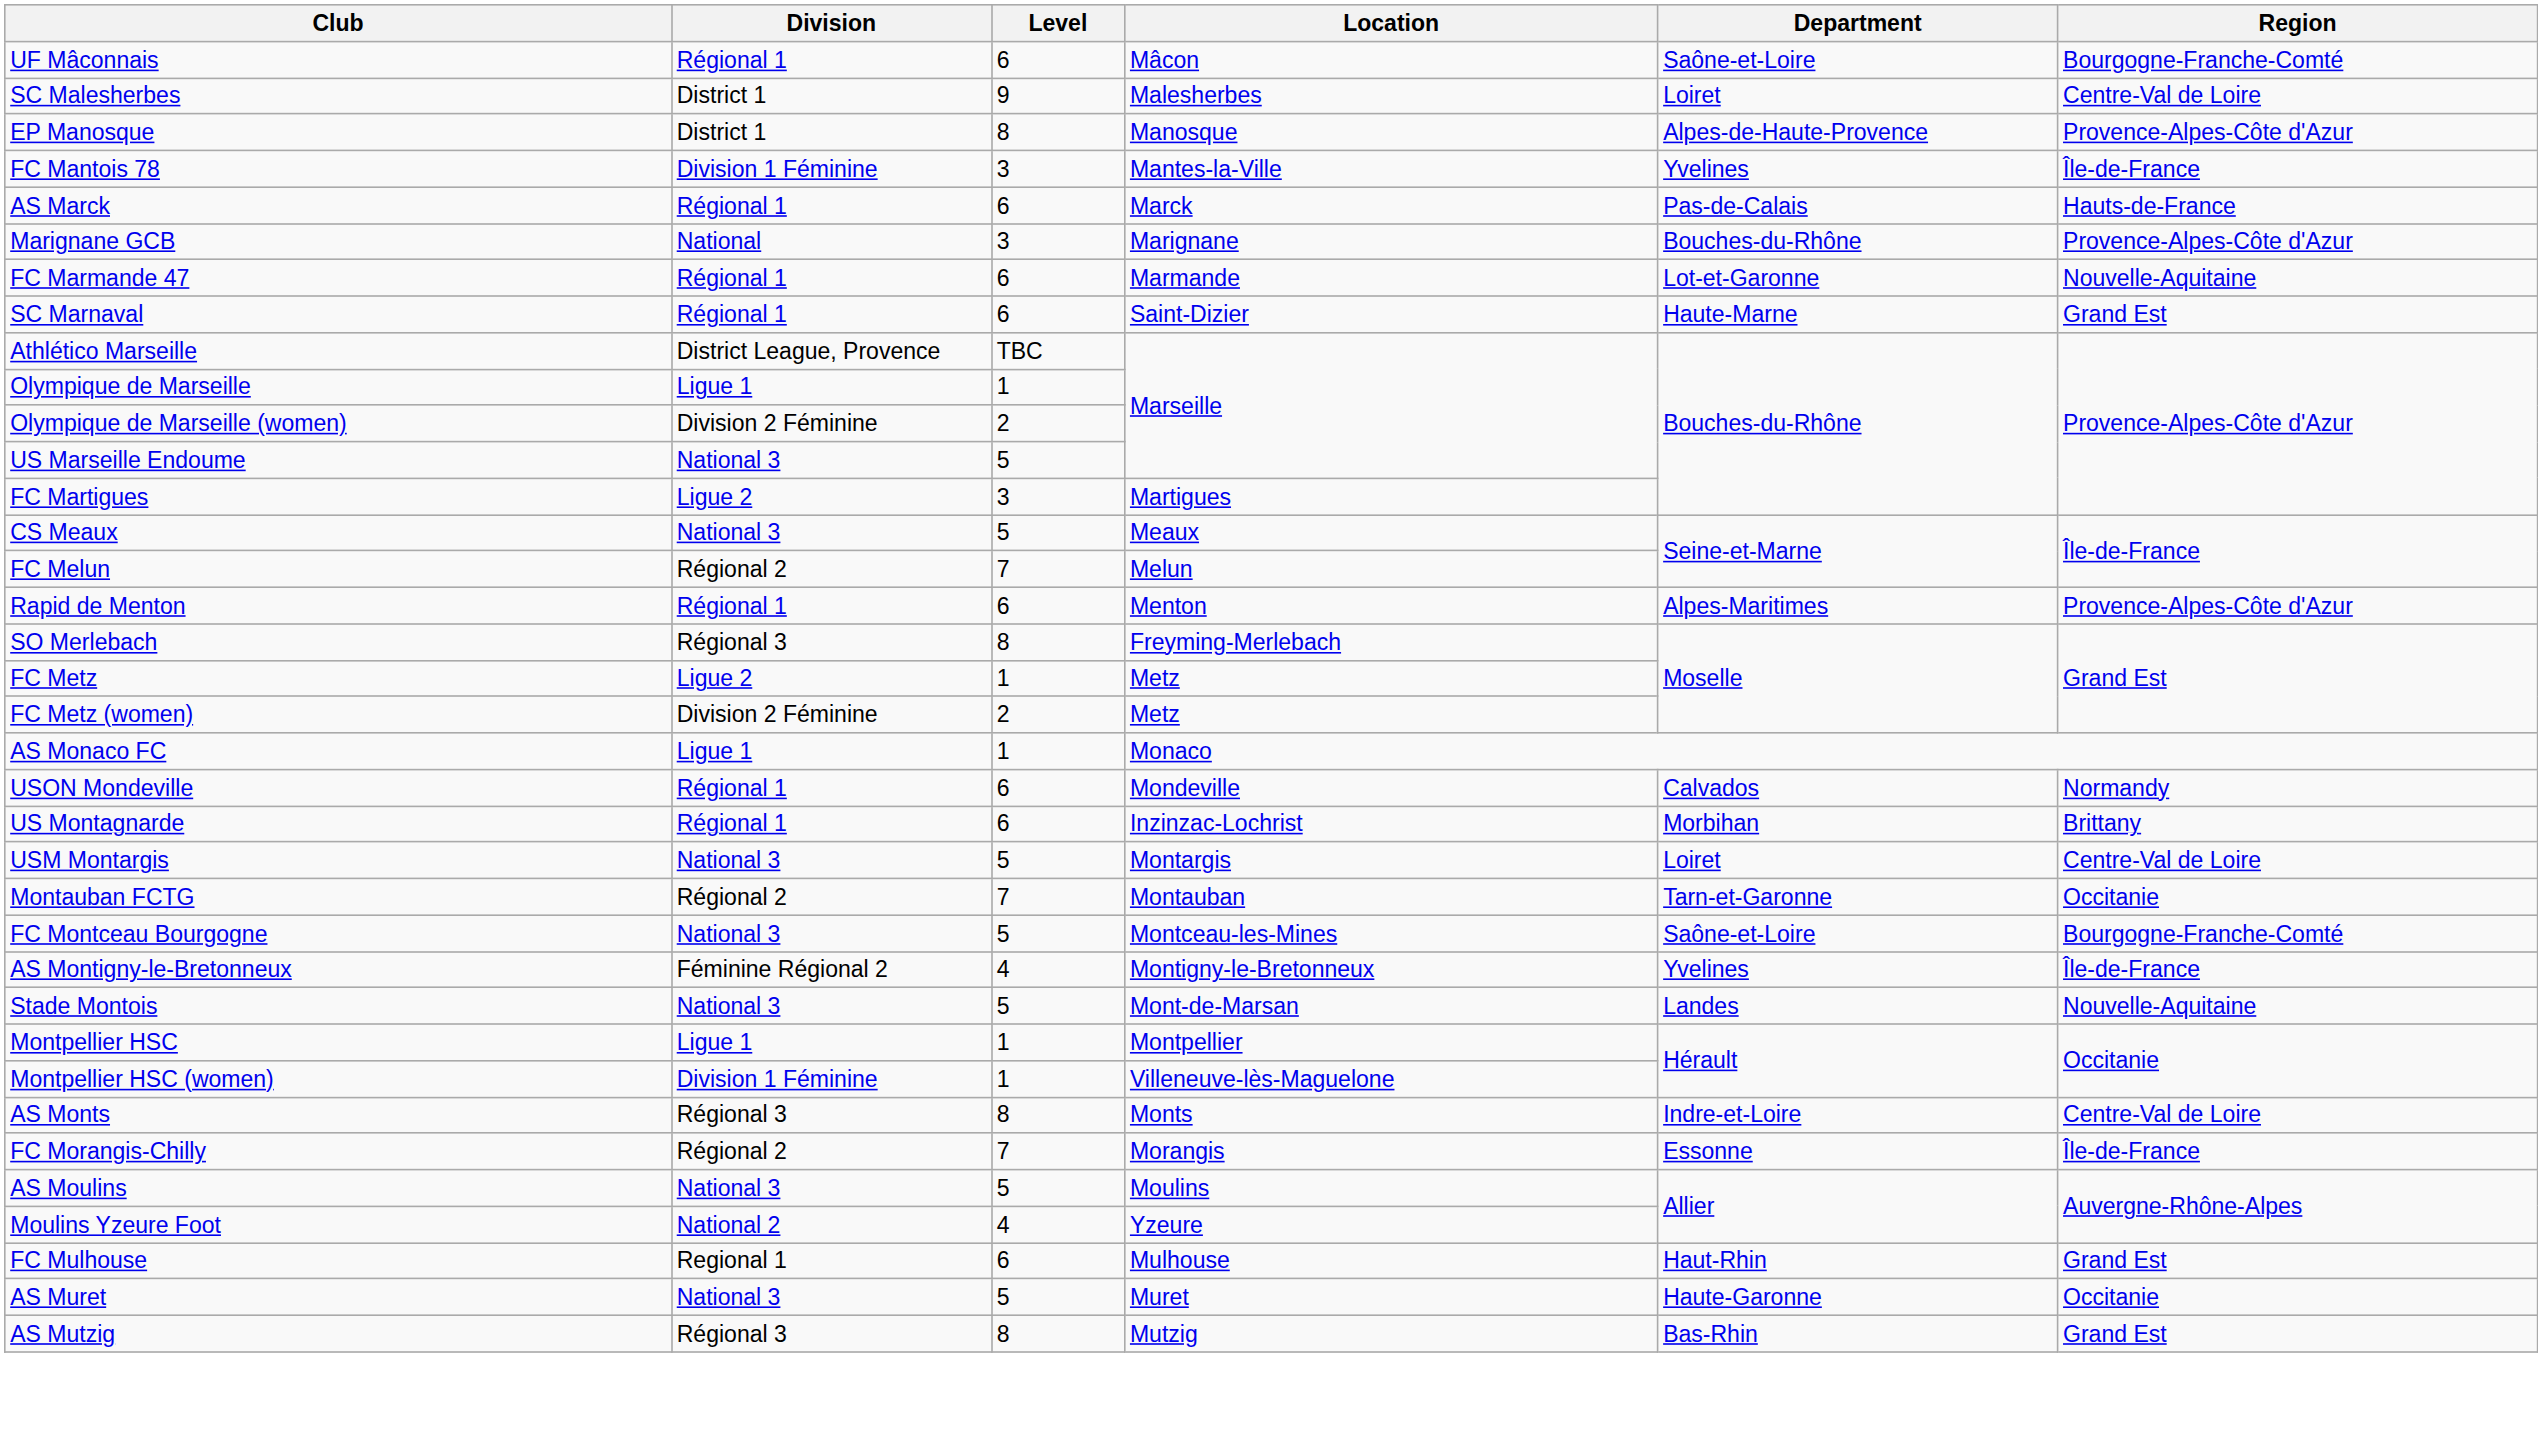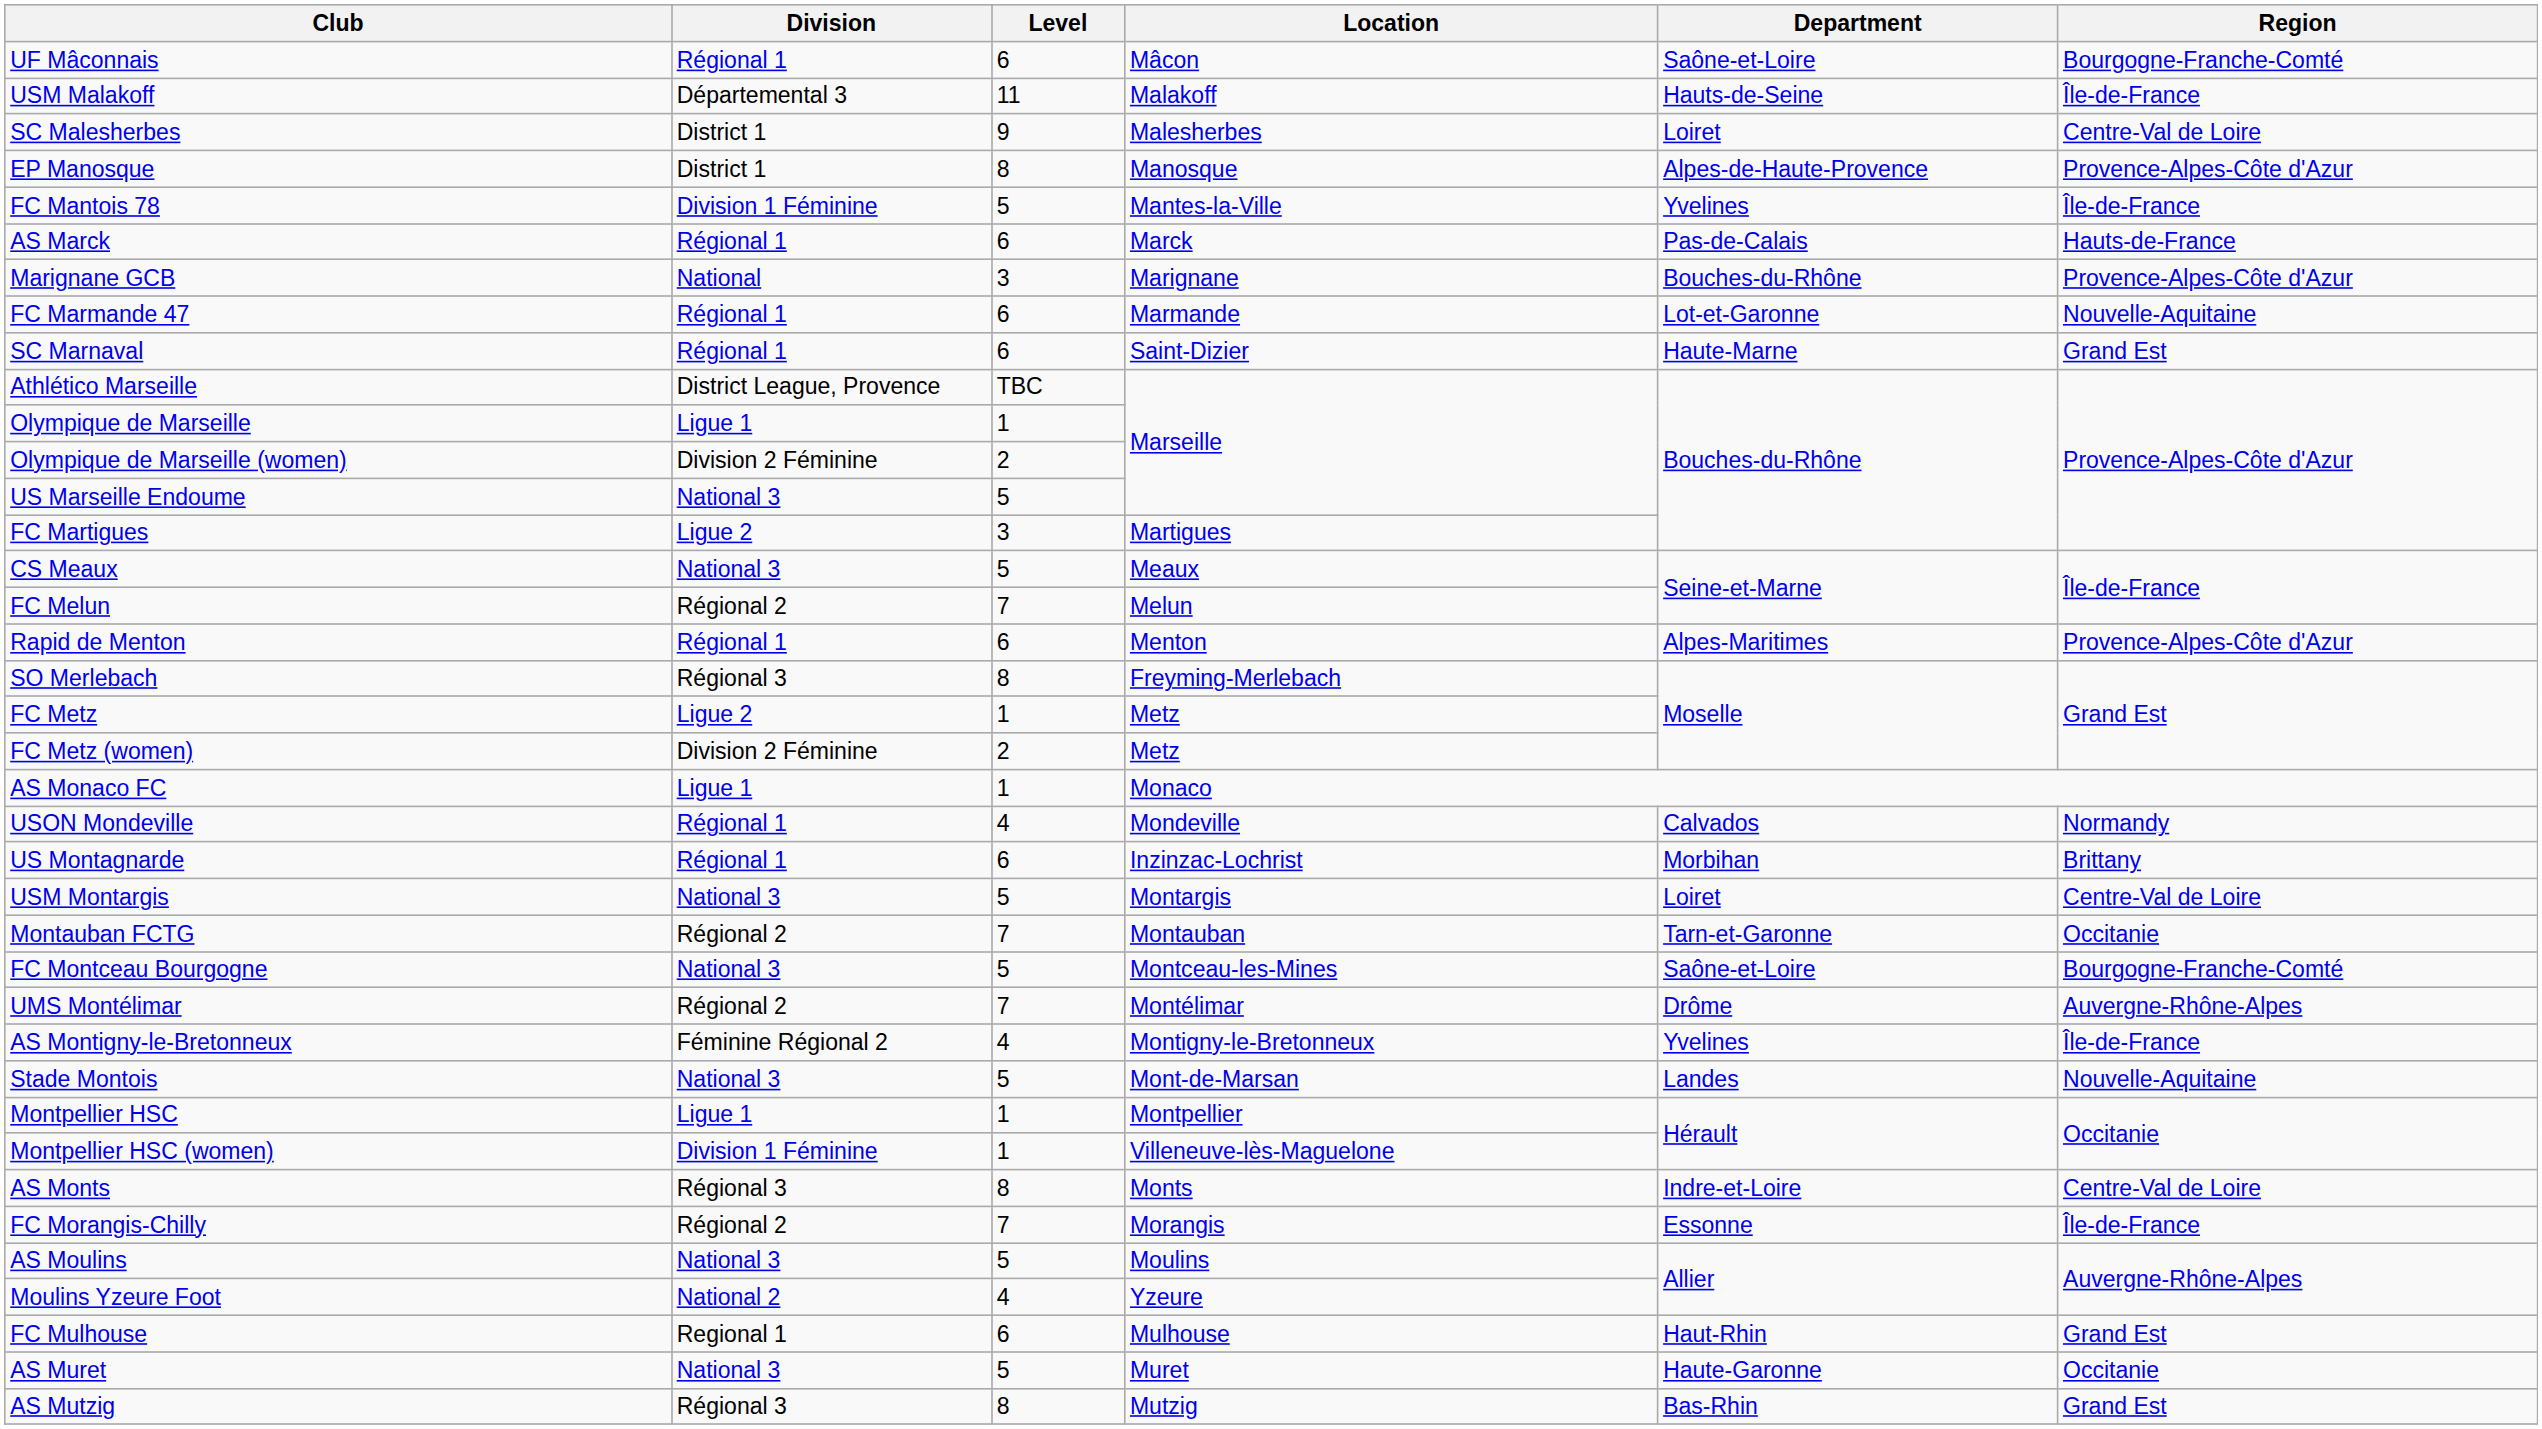+ row: (82, 96)
(1003, 169) 3 -> (1003, 205) 5
(1003, 788) 6 -> (1003, 824) 4
+ row: (96, 1006)
